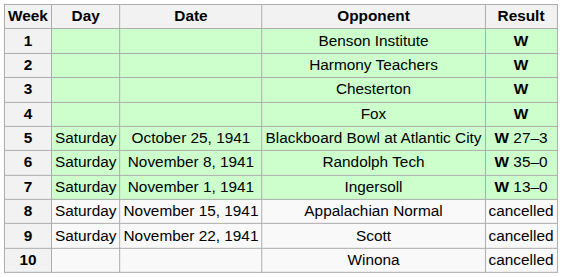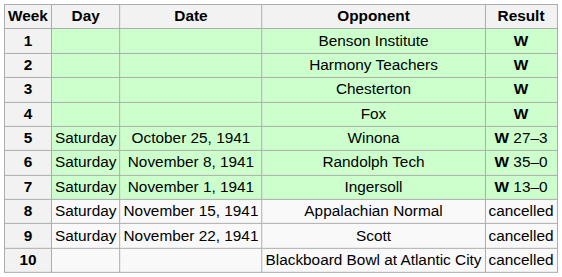(374, 138) Blackboard Bowl at Atlantic City -> (374, 138) Winona
(374, 260) Winona -> (374, 260) Blackboard Bowl at Atlantic City
